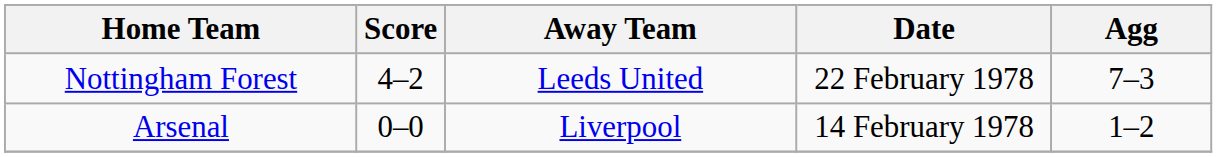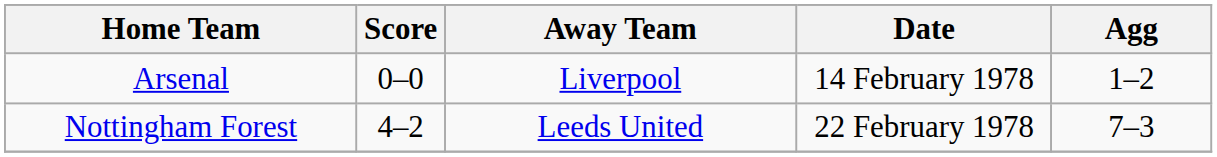rows swapped: (181, 126) <-> (181, 77)
